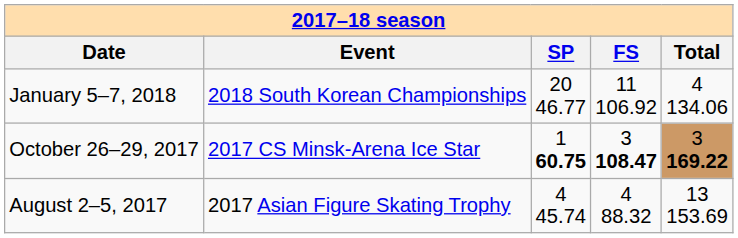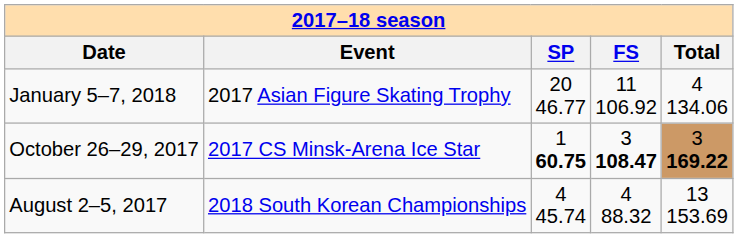(367, 95) 2018 South Korean Championships -> (359, 95) 2017 Asian Figure Skating Trophy
(359, 205) 2017 Asian Figure Skating Trophy -> (367, 205) 2018 South Korean Championships
